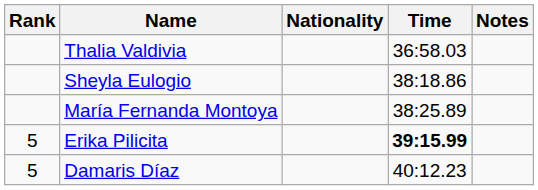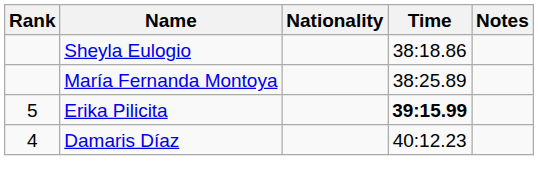- row: (125, 50)
(32, 170) 5 -> (32, 140) 4
